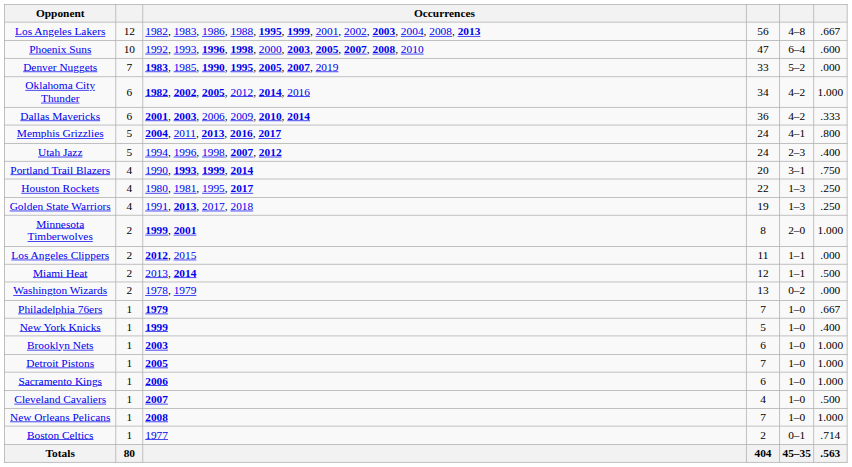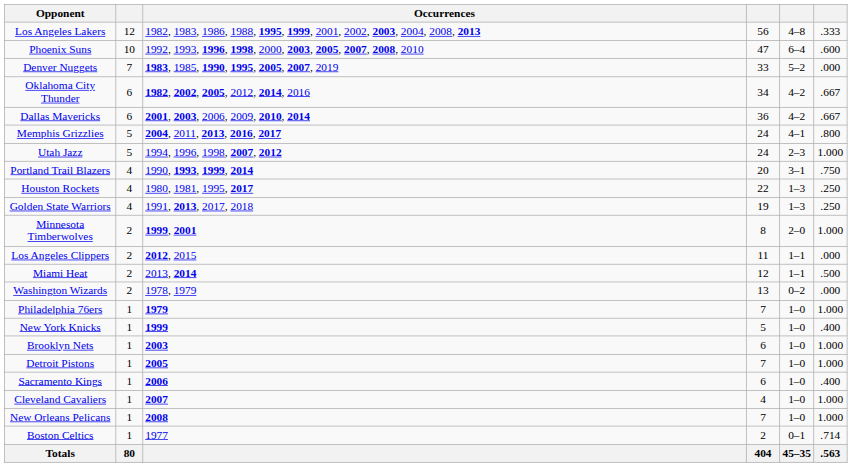(830, 31) .667 -> (830, 31) .333
(830, 91) 1.000 -> (830, 91) .667
(830, 116) .333 -> (830, 116) .667
(830, 152) .400 -> (830, 152) 1.000
(830, 309) .667 -> (830, 309) 1.000
(830, 381) 1.000 -> (830, 381) .400
(830, 399) .500 -> (830, 399) 1.000
